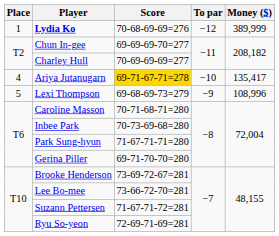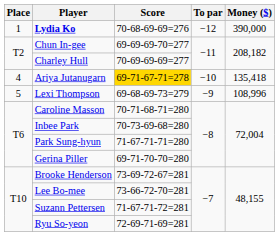(250, 28) 389,999 -> (250, 28) 390,000
(250, 77) 135,417 -> (250, 77) 135,418
